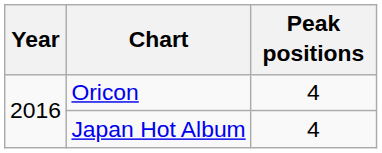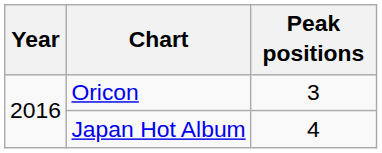(313, 92) 4 -> (313, 92) 3
